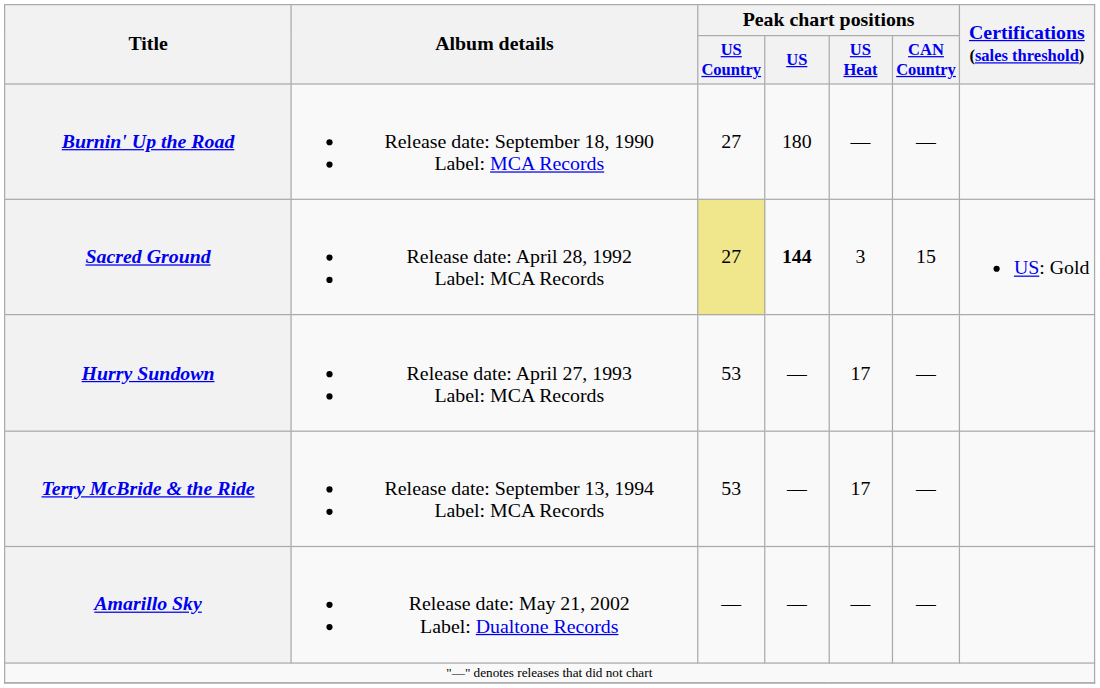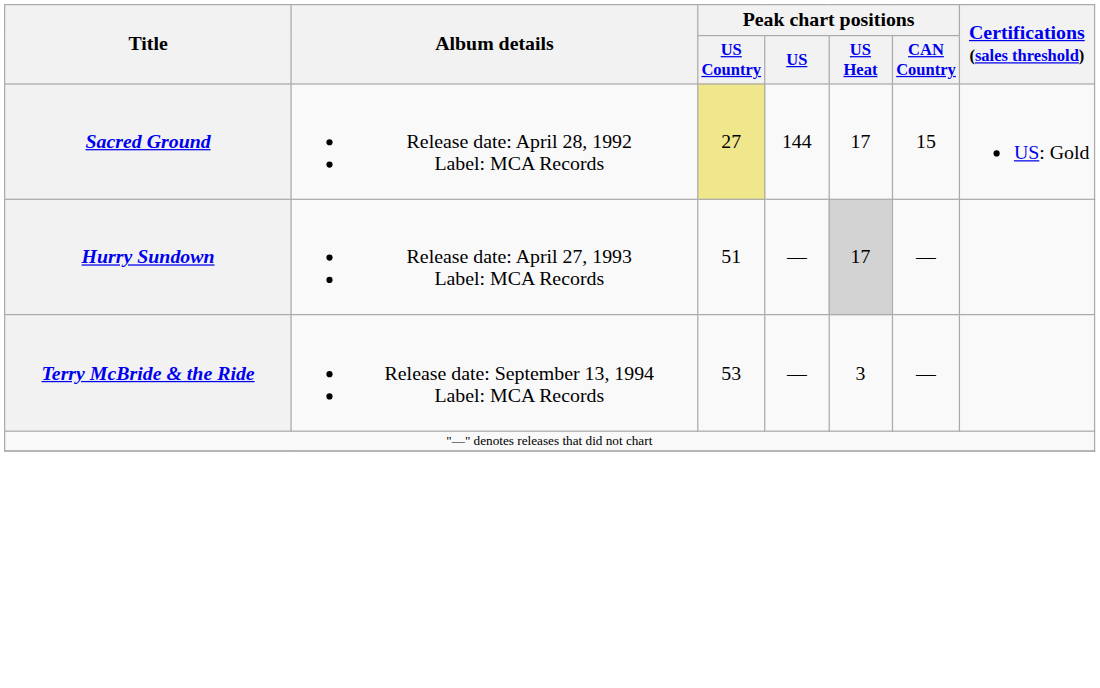- row: (148, 141)
(797, 257) bold -> (797, 141) normal
(860, 257) 3 -> (860, 141) 17
(731, 372) 53 -> (731, 257) 51
(860, 372) no background -> (860, 257) lightgrey background
(860, 488) 17 -> (860, 372) 3
- row: (148, 604)
